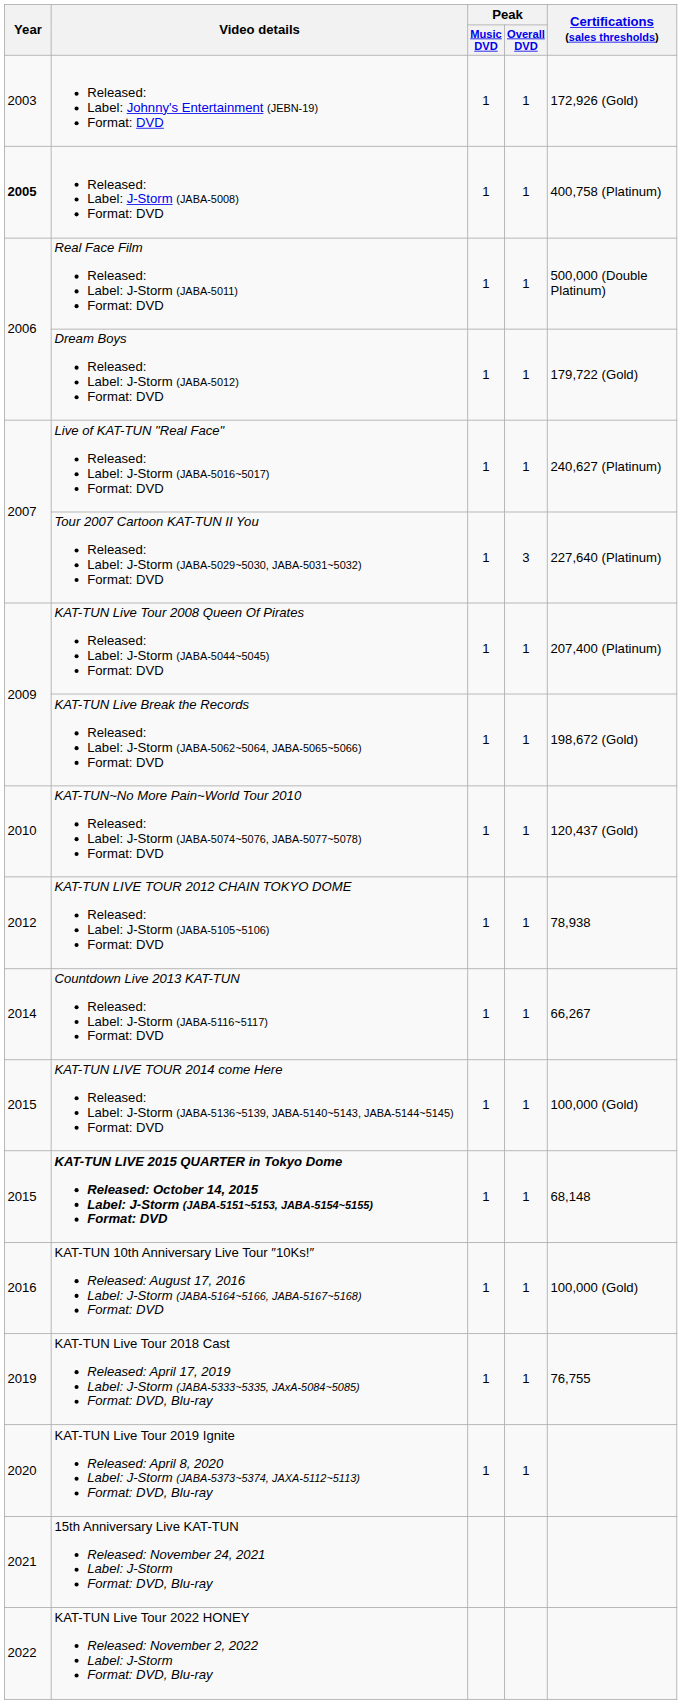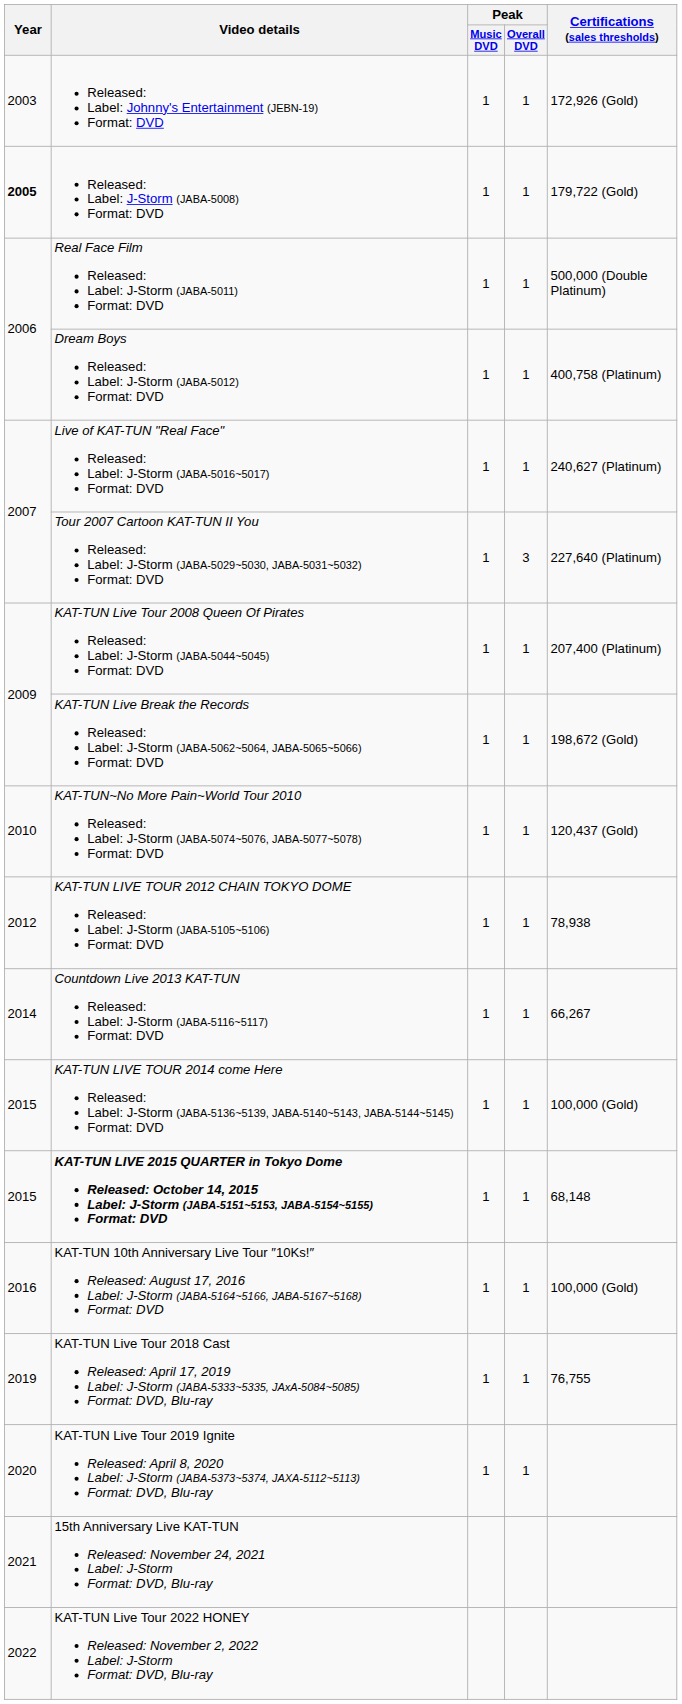(606, 192) 400,758 (Platinum) -> (594, 192) 179,722 (Gold)
(594, 374) 179,722 (Gold) -> (606, 374) 400,758 (Platinum)
